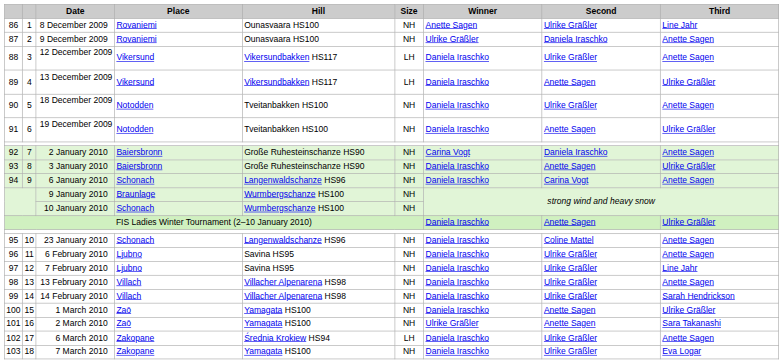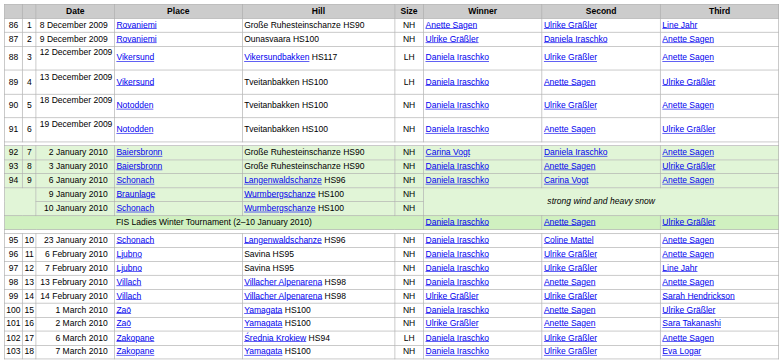(282, 25) Ounasvaara HS100 -> (304, 25) Große Ruhesteinschanze HS90
(291, 81) Vikersundbakken HS117 -> (286, 81) Tveitanbakken HS100
(570, 282) Ulrike Gräßler -> (570, 282) Anette Sagen
(457, 296) Daniela Iraschko -> (452, 296) Ulrike Gräßler
